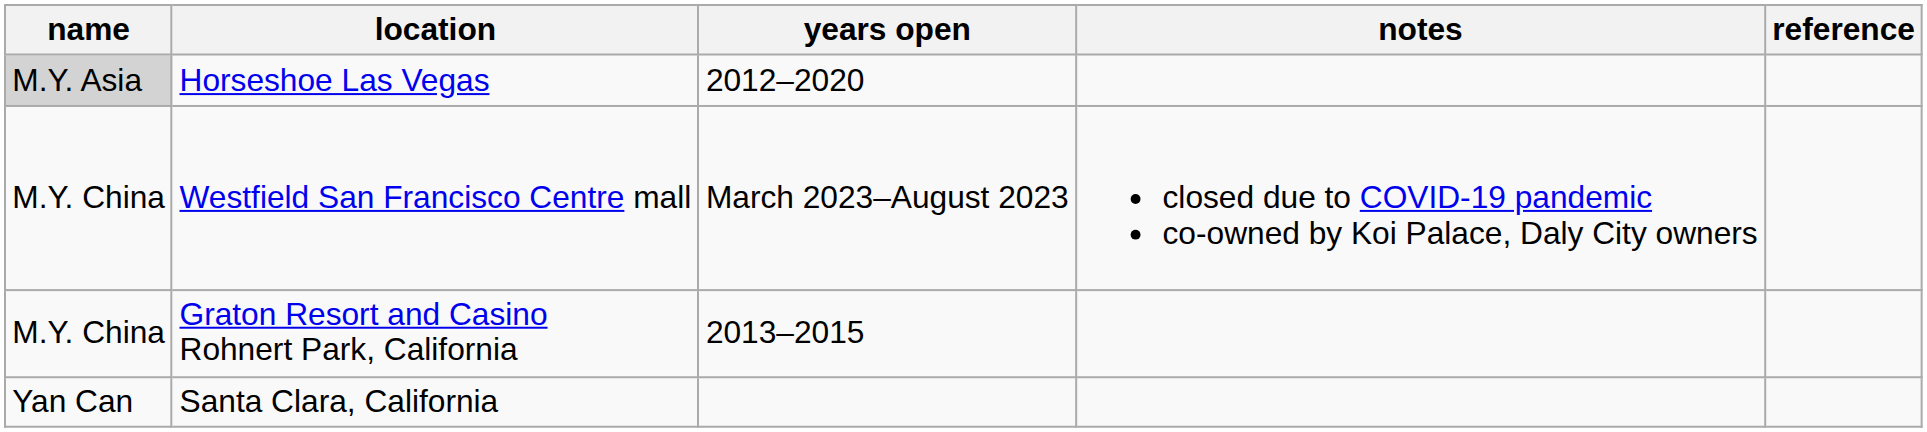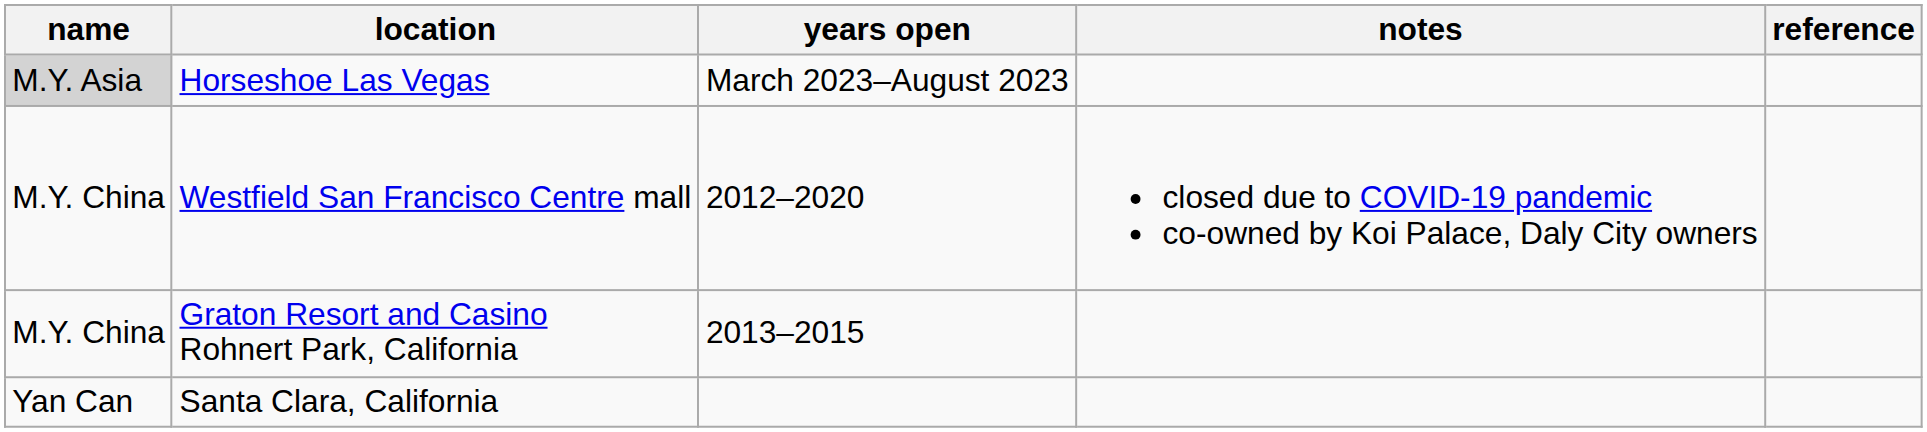(785, 79) 2012–2020 -> (887, 79) March 2023–August 2023
(887, 197) March 2023–August 2023 -> (785, 197) 2012–2020
